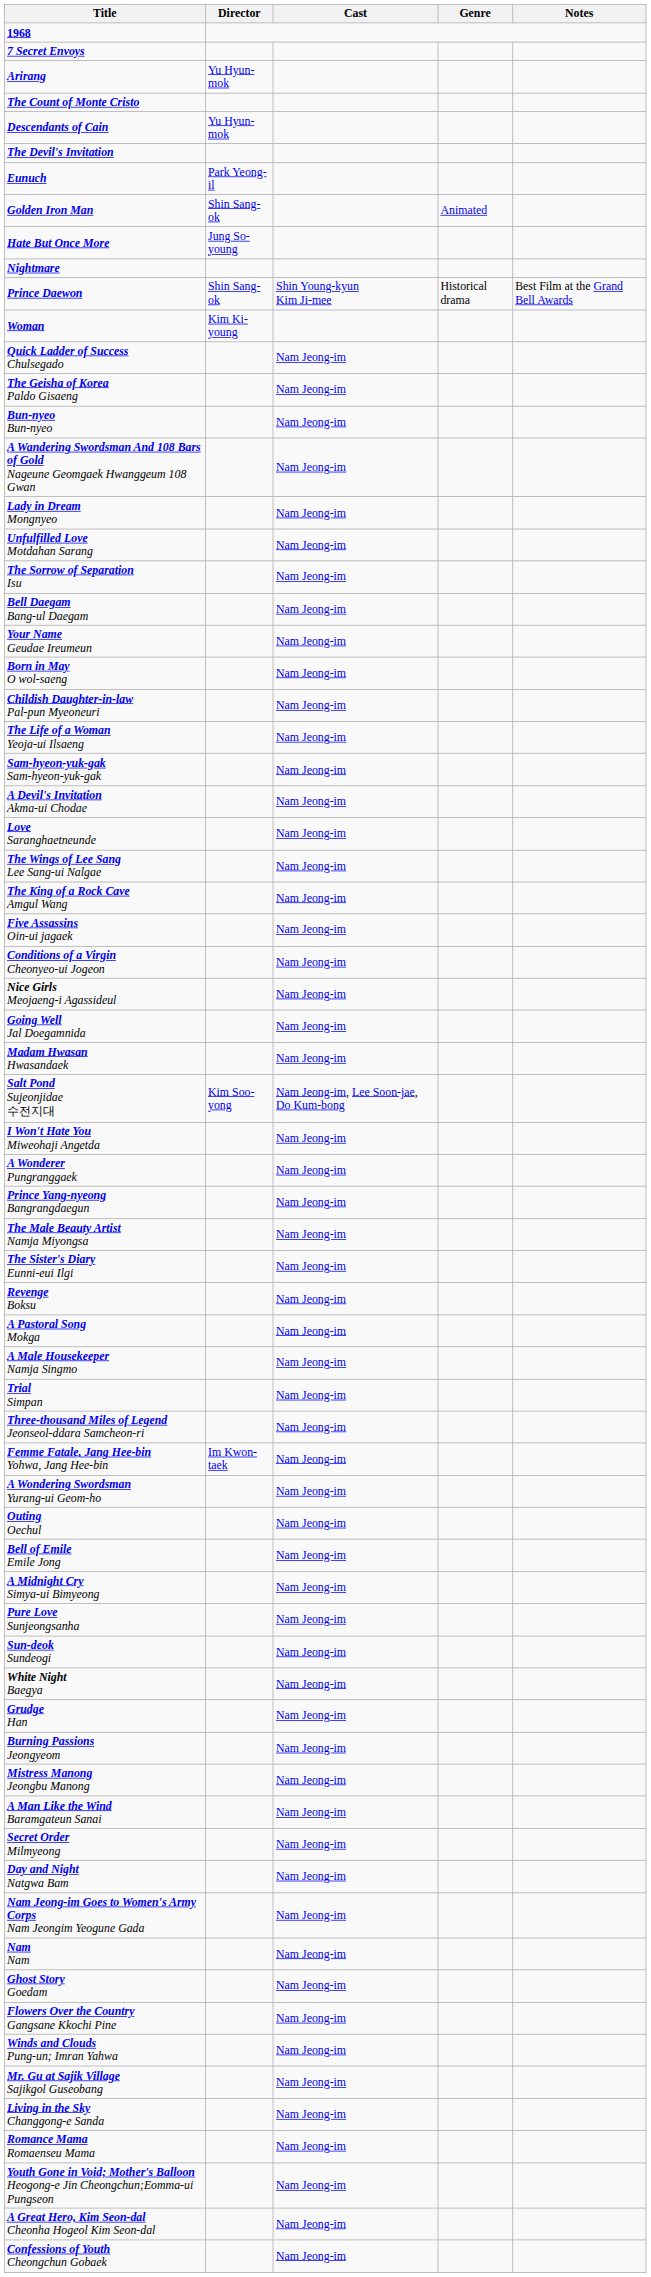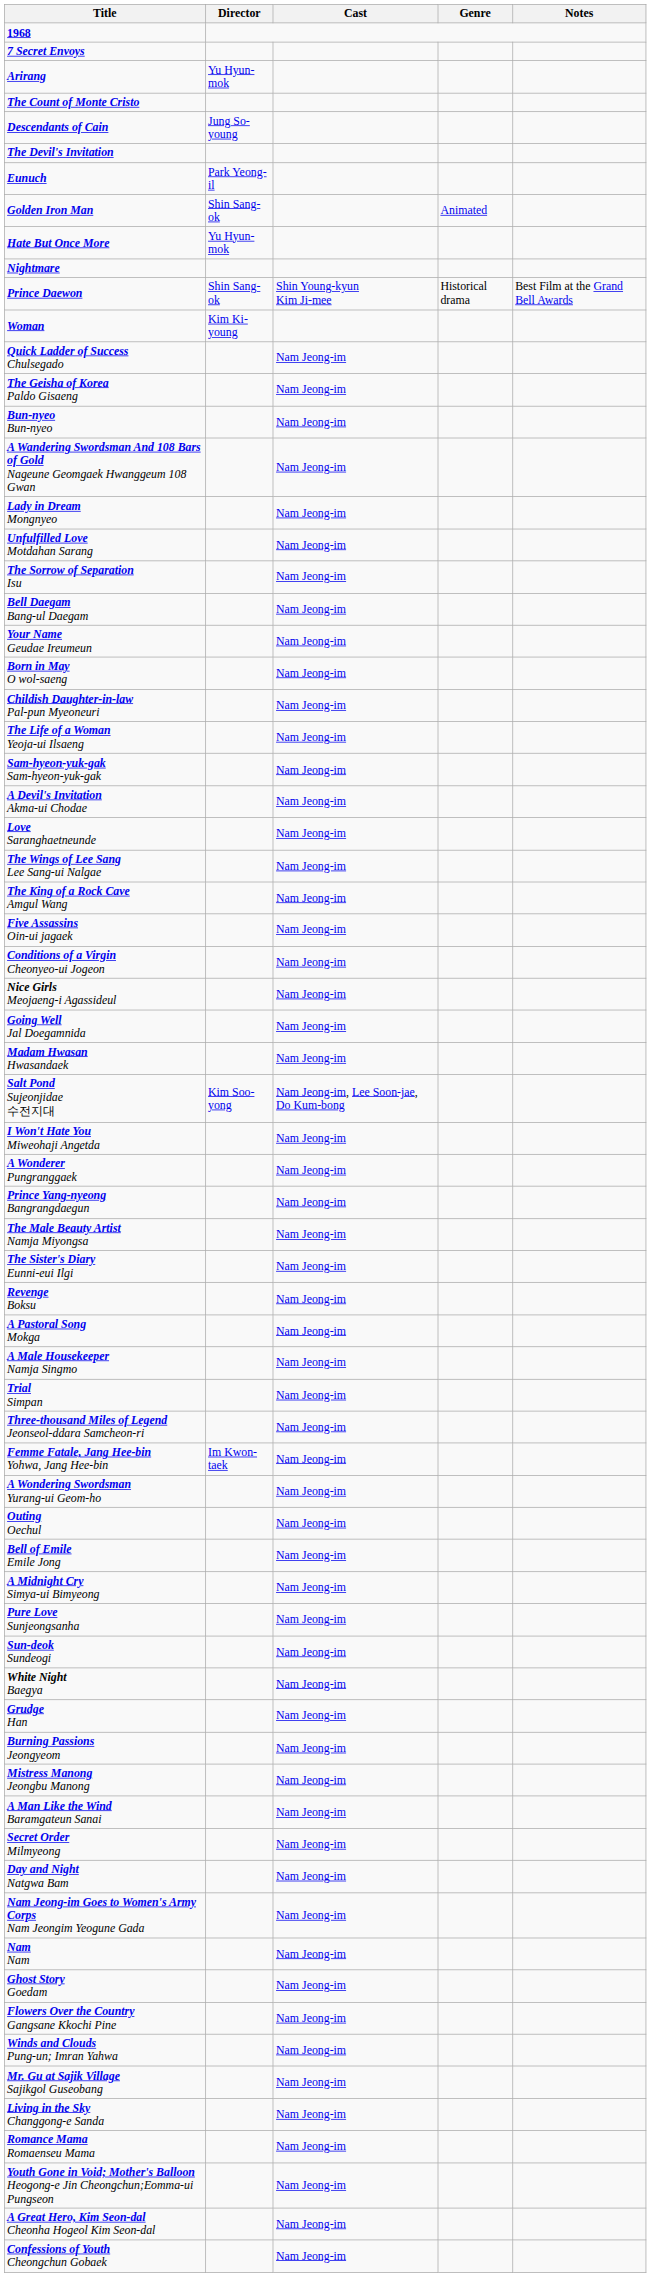(231, 127) Yu Hyun-mok -> (229, 127) Jung So-young
(229, 242) Jung So-young -> (231, 242) Yu Hyun-mok
